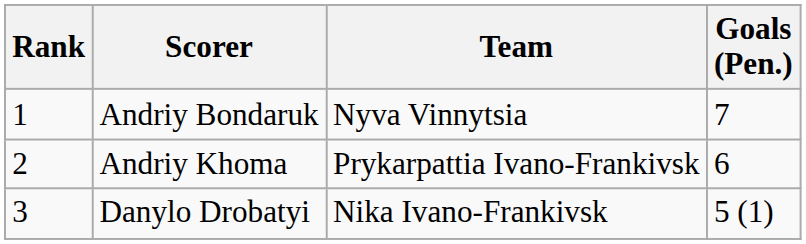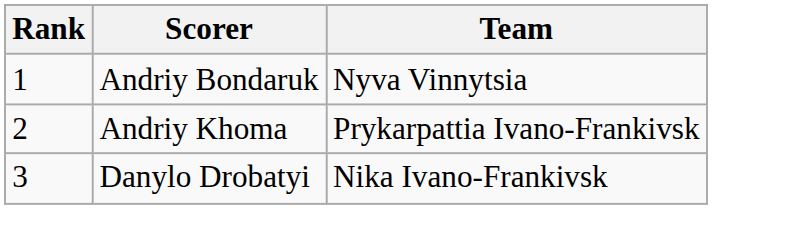- column: (753, 46)
